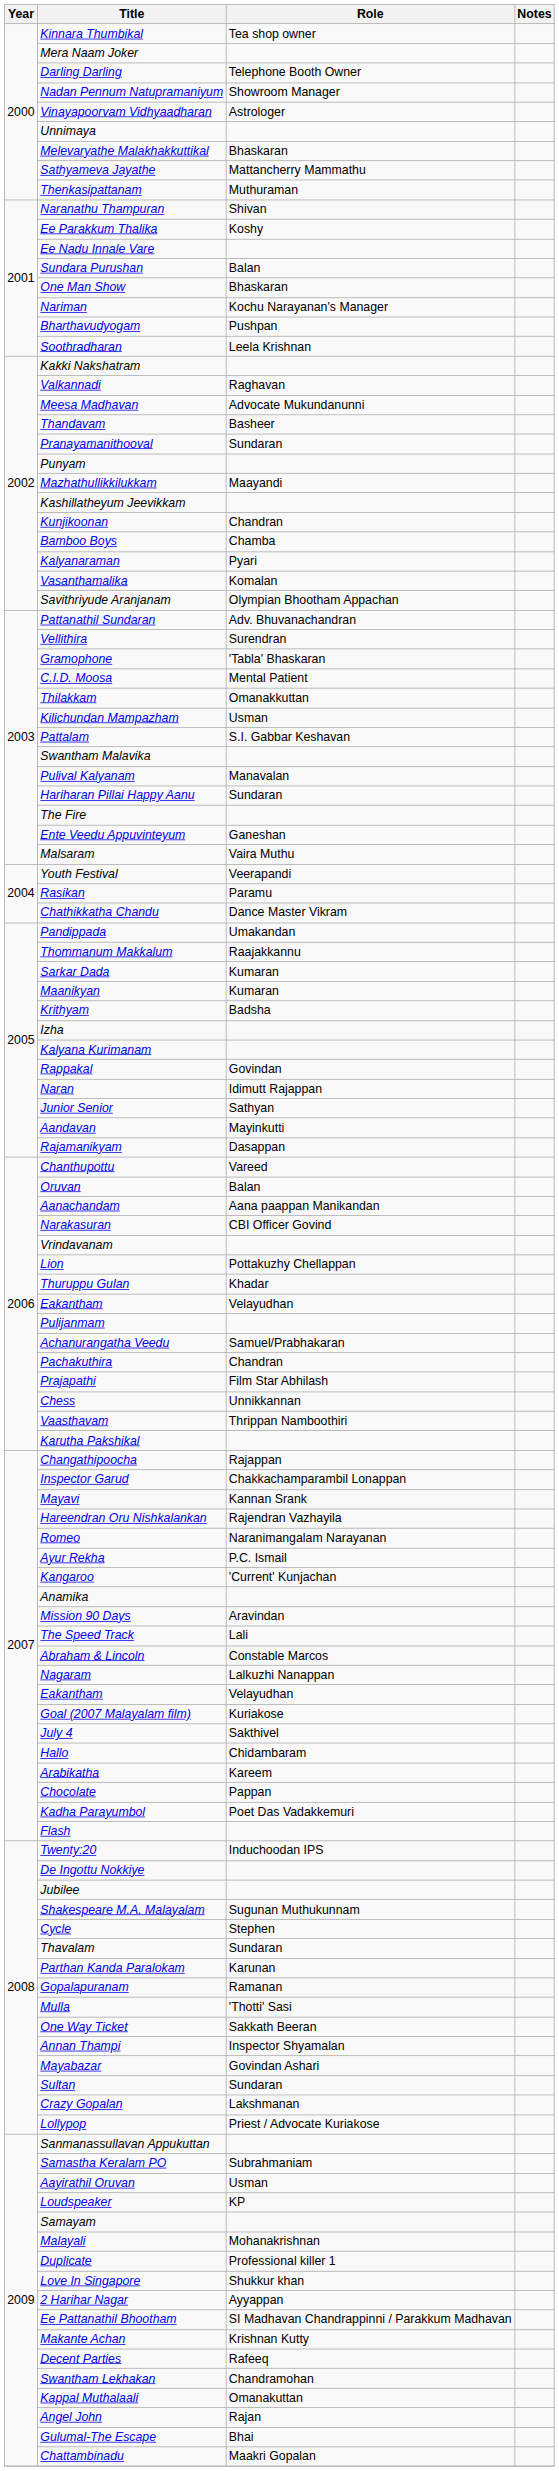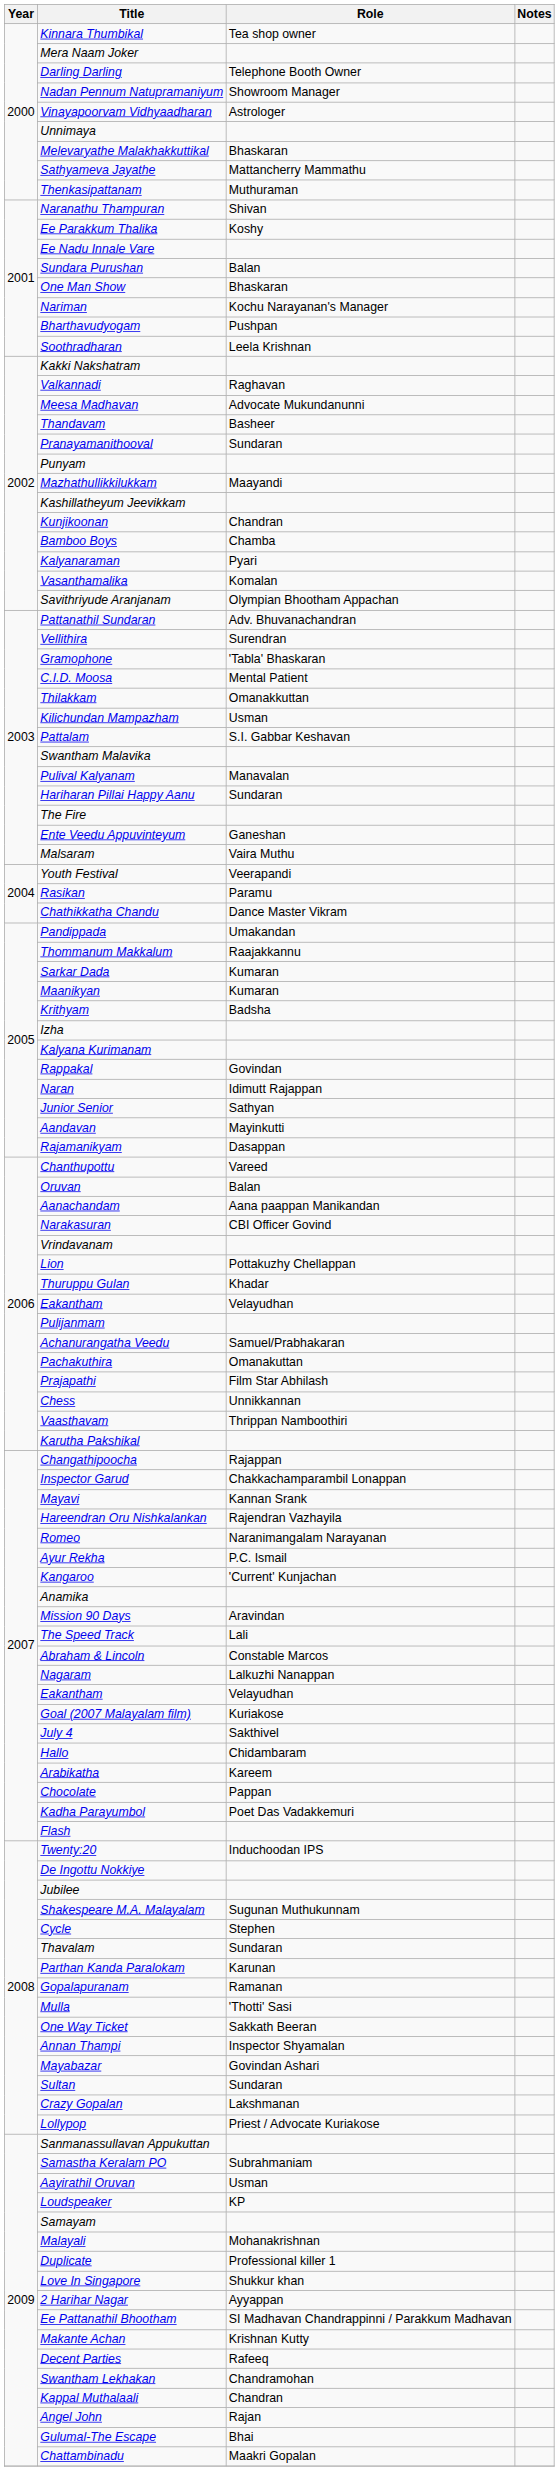(256, 1362) Chandran -> (266, 1362) Omanakuttan
(266, 2397) Omanakuttan -> (256, 2397) Chandran
